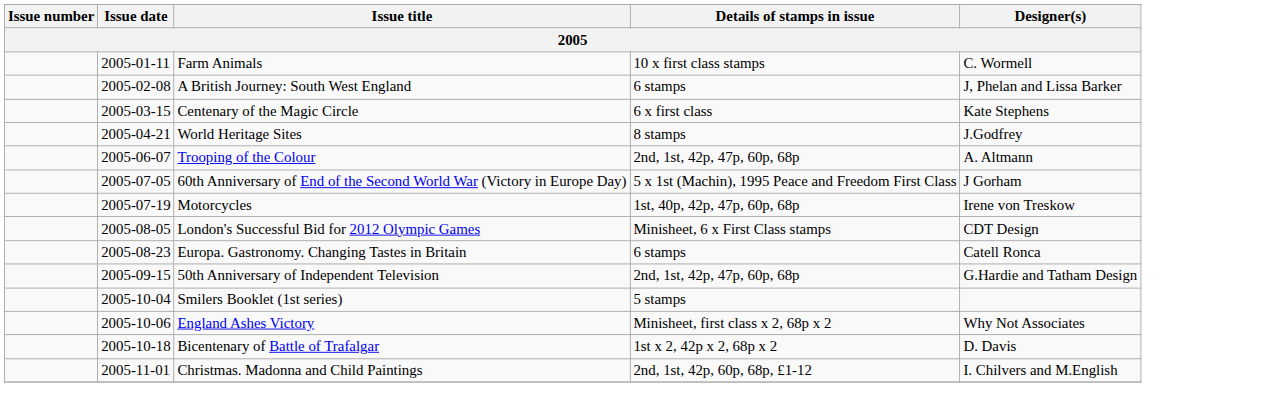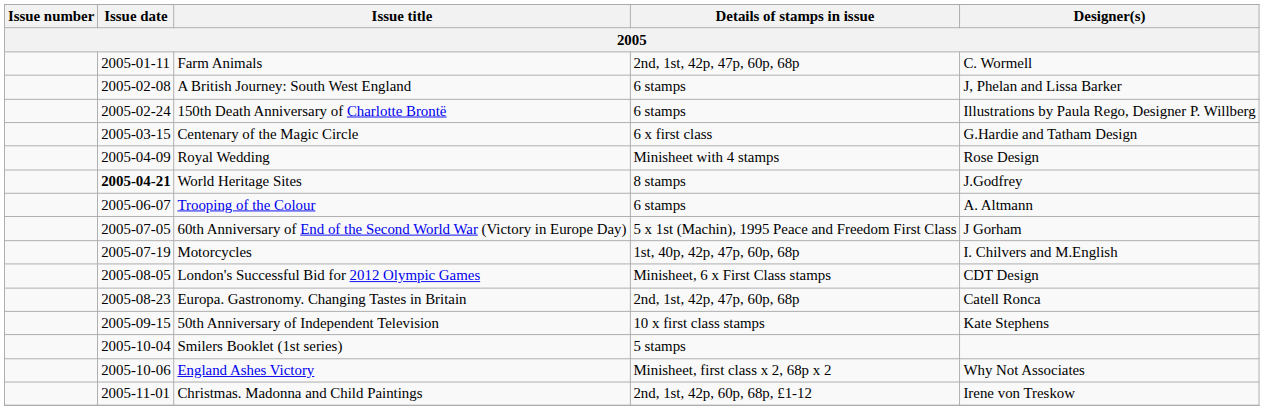(699, 63) 10 x first class stamps -> (716, 63) 2nd, 1st, 42p, 47p, 60p, 68p
+ row: (312, 110)
(1006, 110) Kate Stephens -> (1050, 134) G.Hardie and Tatham Design
+ row: (224, 157)
(136, 134) normal -> (136, 181) bold
(716, 157) 2nd, 1st, 42p, 47p, 60p, 68p -> (660, 205) 6 stamps
(1019, 205) Irene von Treskow -> (1040, 252) I. Chilvers and M.English
(660, 252) 6 stamps -> (716, 299) 2nd, 1st, 42p, 47p, 60p, 68p
(716, 275) 2nd, 1st, 42p, 47p, 60p, 68p -> (699, 323) 10 x first class stamps
(1050, 275) G.Hardie and Tatham Design -> (1006, 323) Kate Stephens
- row: (278, 346)
(1040, 370) I. Chilvers and M.English -> (1019, 393) Irene von Treskow
